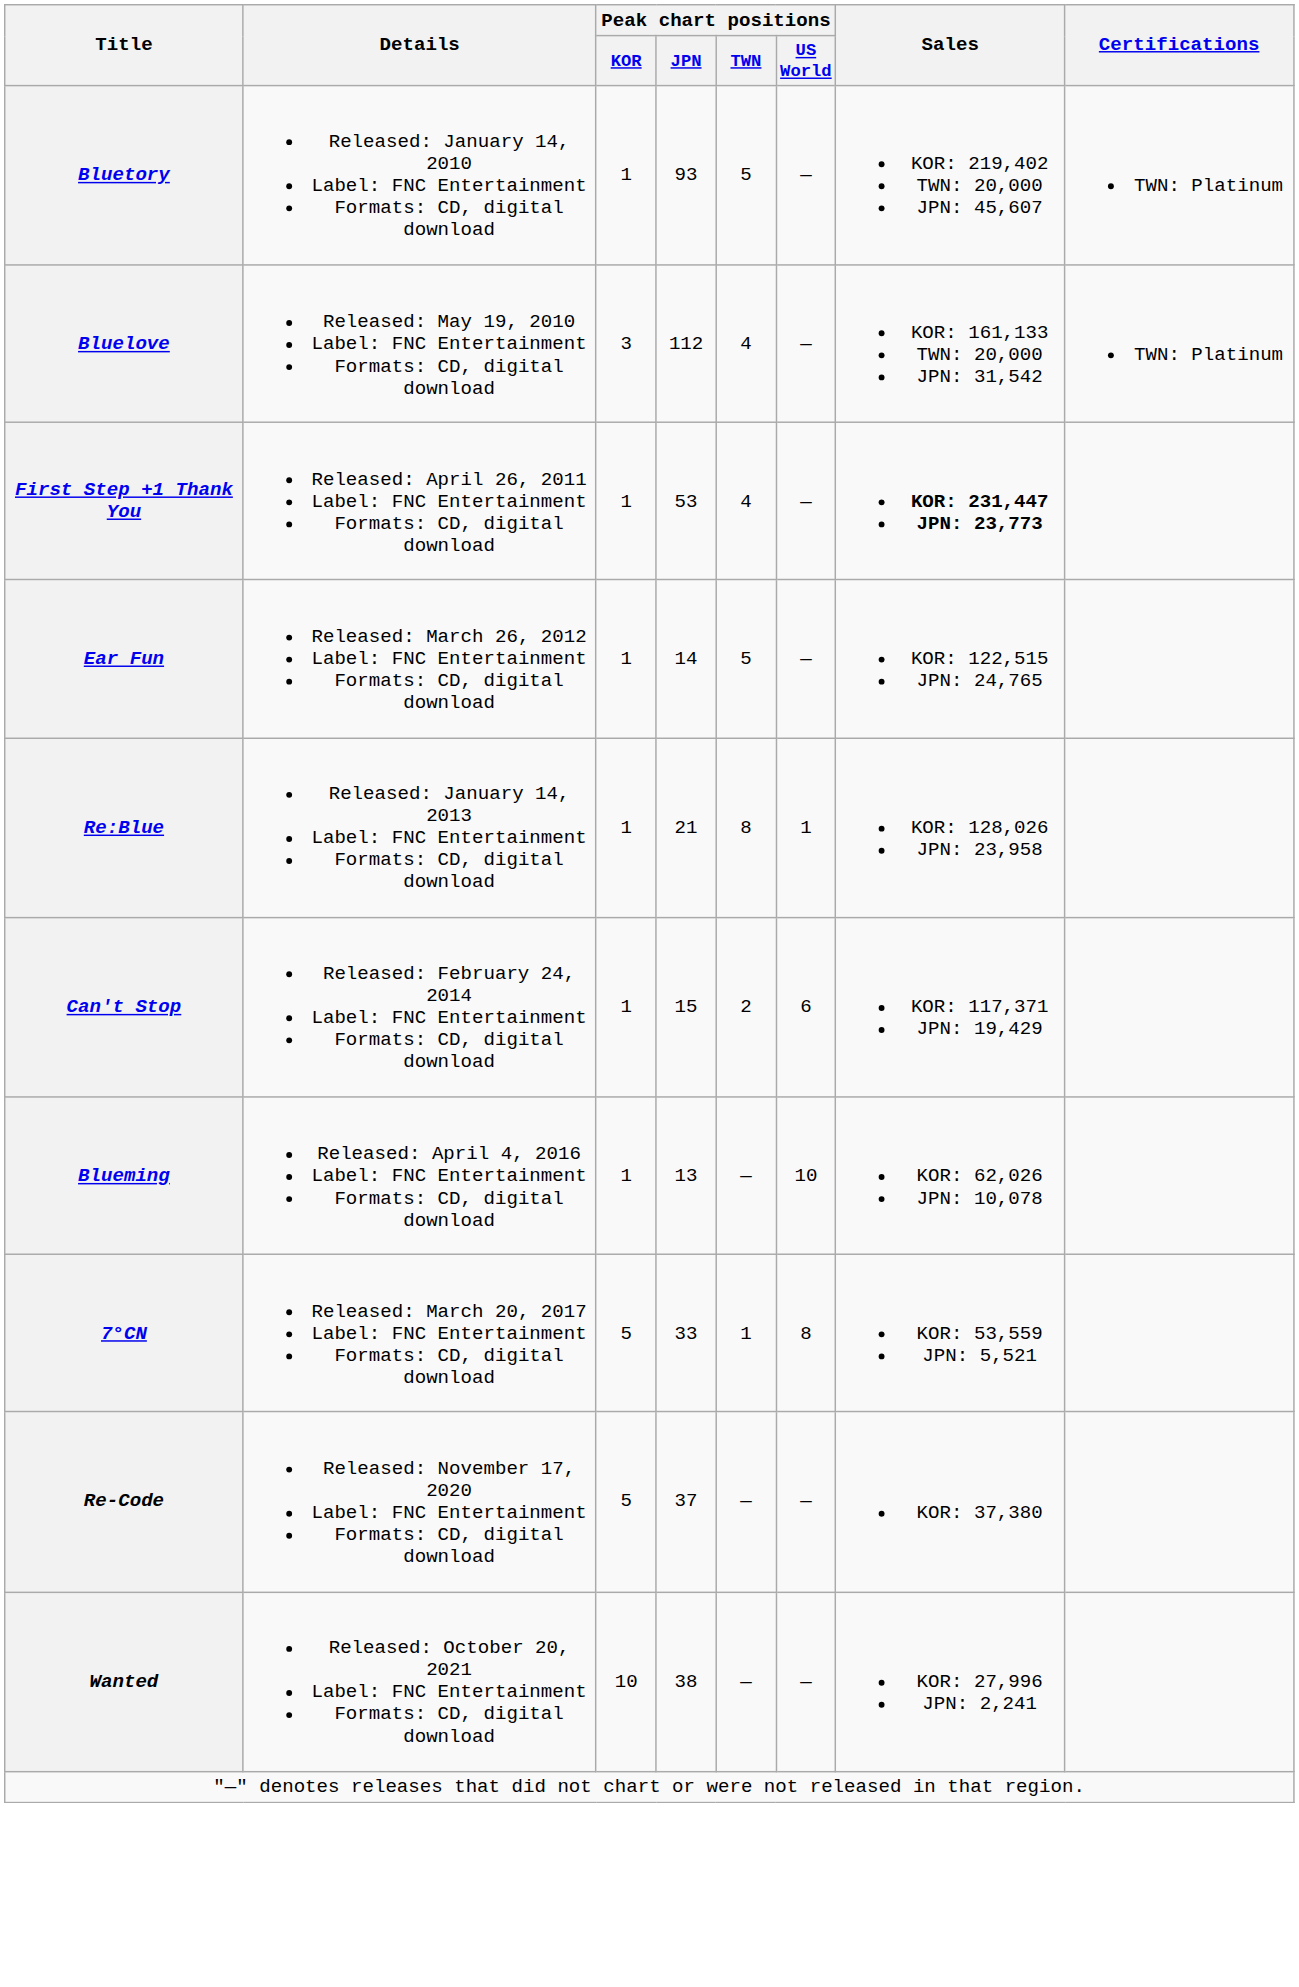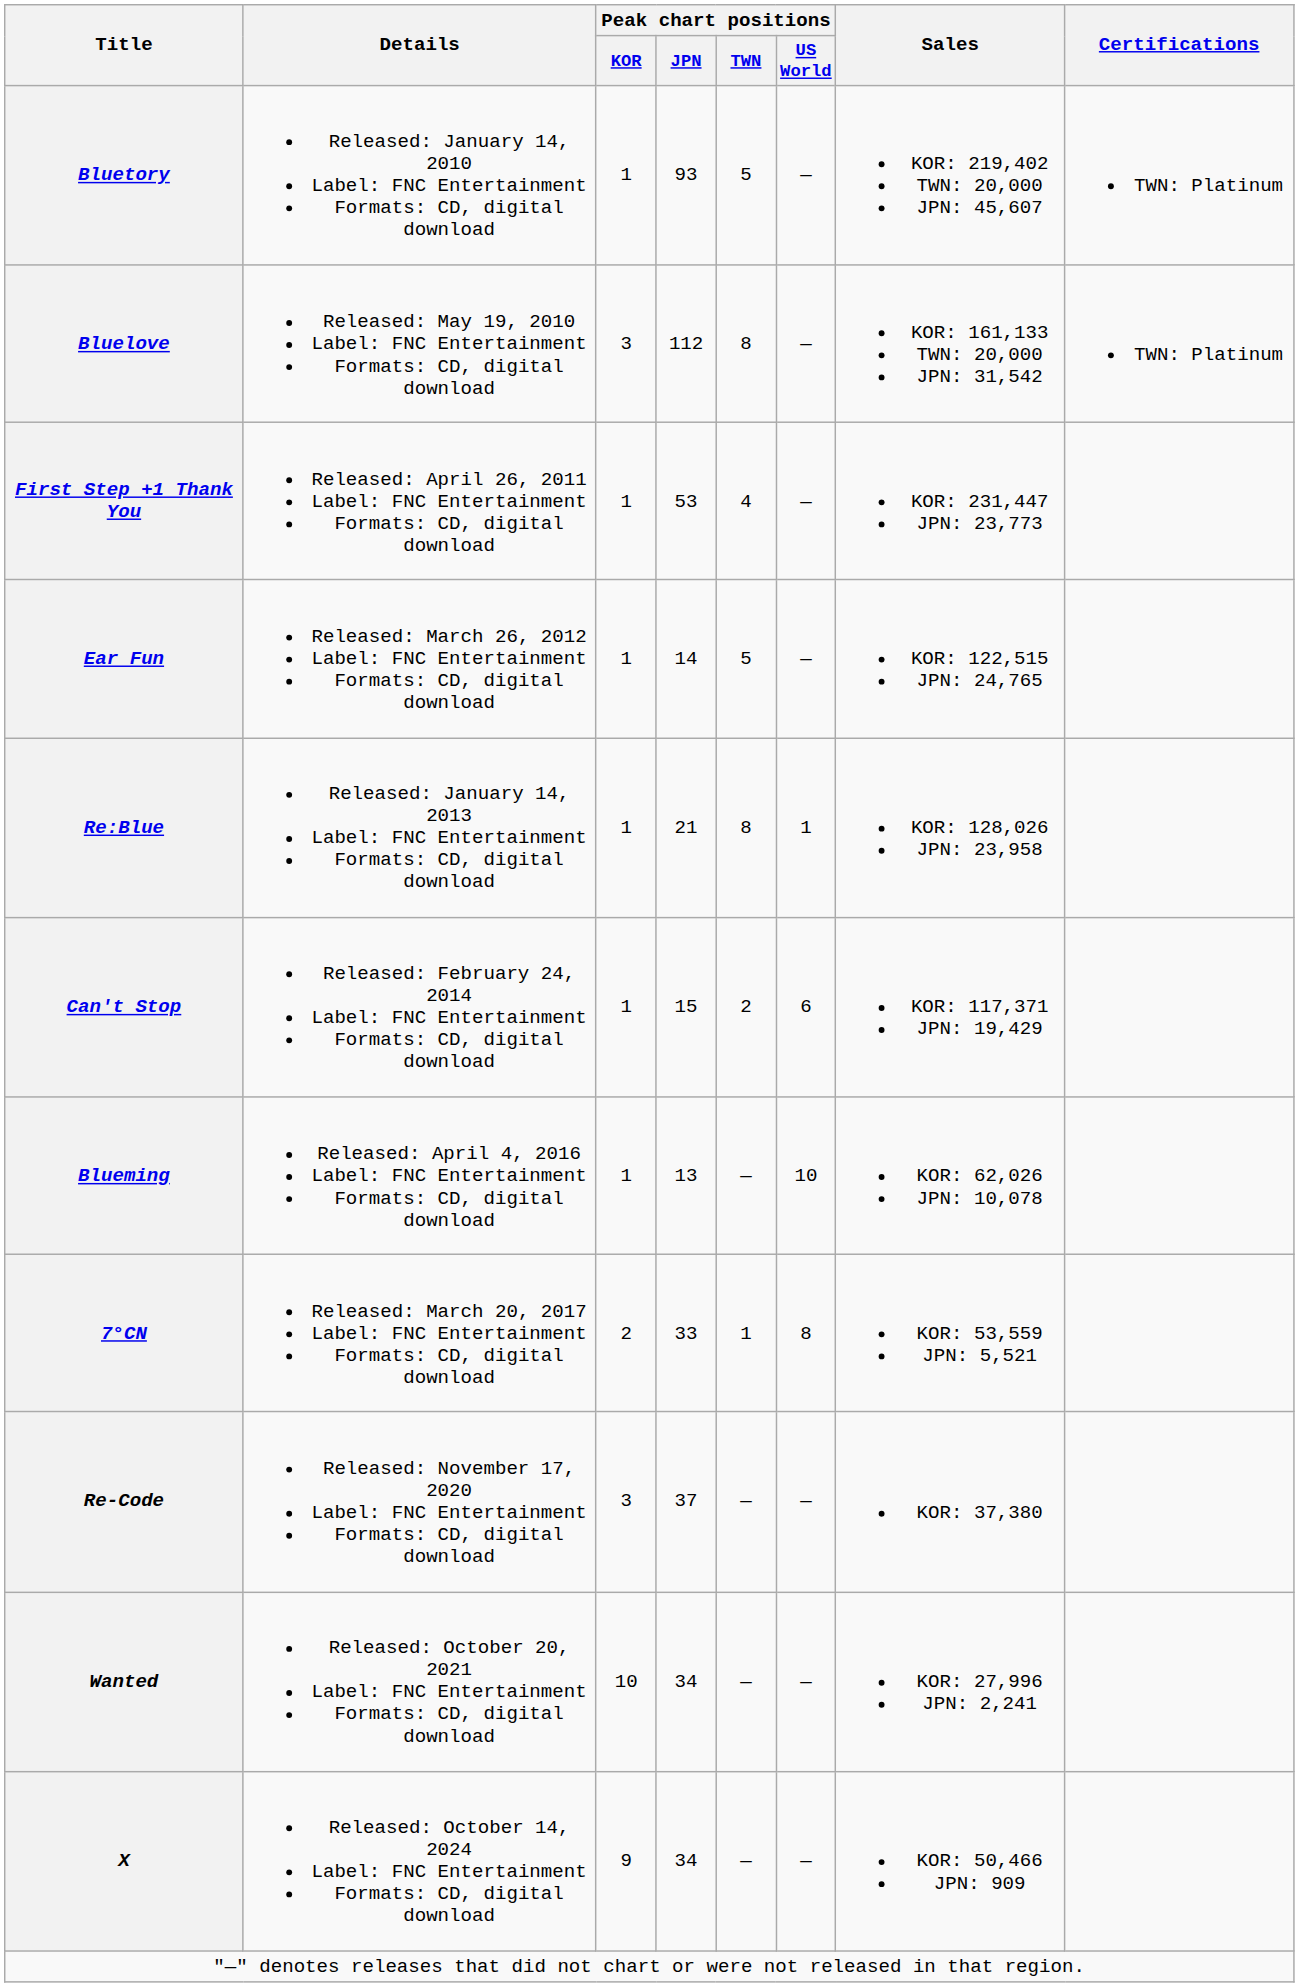(746, 344) 4 -> (746, 344) 8
(950, 512) bold -> (950, 512) normal
(626, 1333) 5 -> (626, 1333) 2
(626, 1502) 5 -> (626, 1502) 3
(686, 1681) 38 -> (686, 1681) 34
+ row: (124, 1861)
